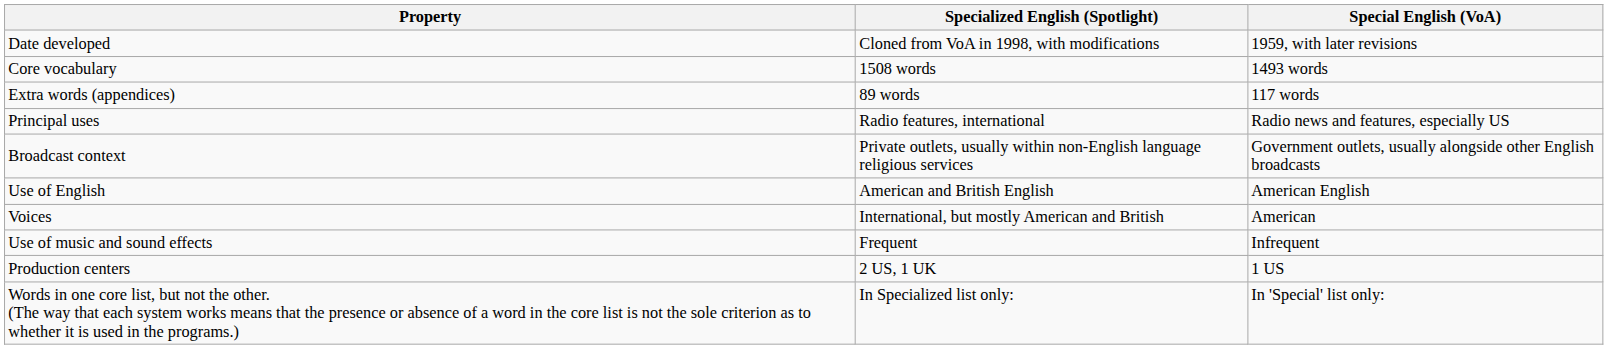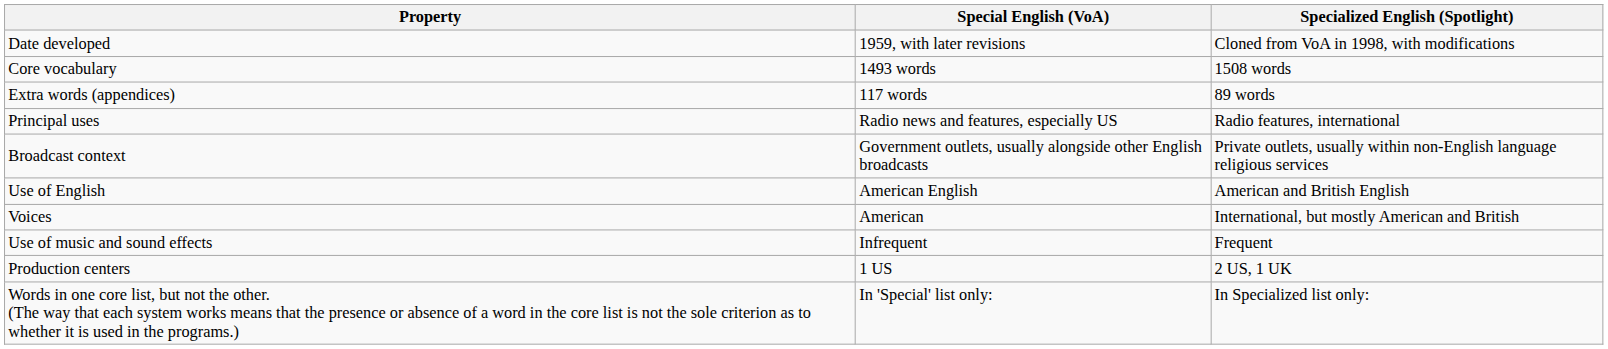columns swapped: (1425, 17) <-> (1052, 17)
